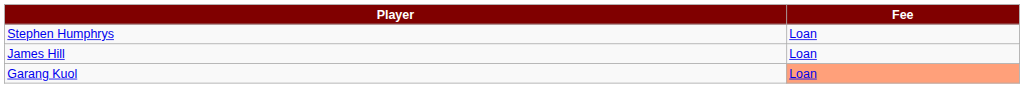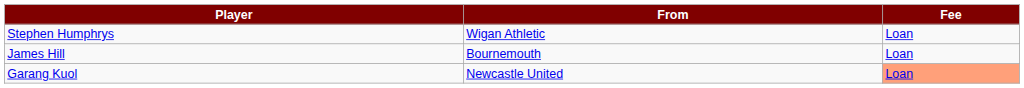+ column: (673, 14)
